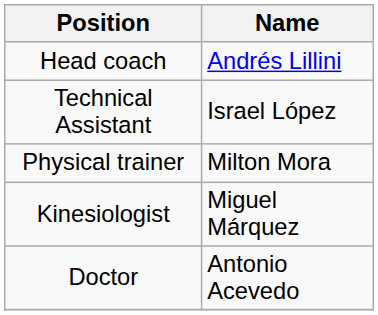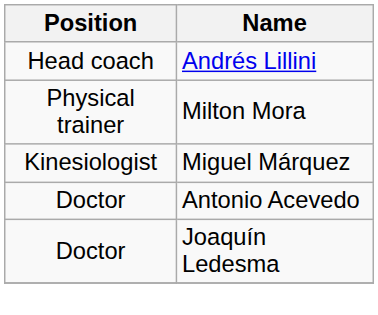- row: (272, 111)
+ row: (231, 251)
